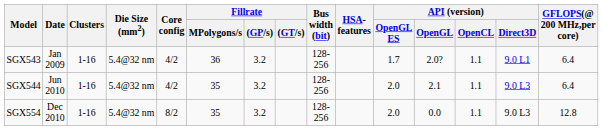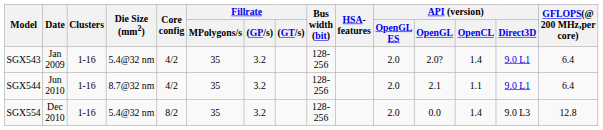(215, 59) 36 -> (215, 59) 35
(394, 59) 1.7 -> (394, 59) 2.0
(476, 59) 1.1 -> (476, 59) 1.4
(131, 86) 5.4@32 nm -> (131, 86) 8.7@32 nm
(517, 86) 9.0 L3 -> (517, 86) 9.0 L1
(476, 112) 1.1 -> (476, 112) 1.4
